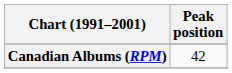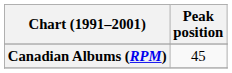(198, 56) 42 -> (198, 56) 45
